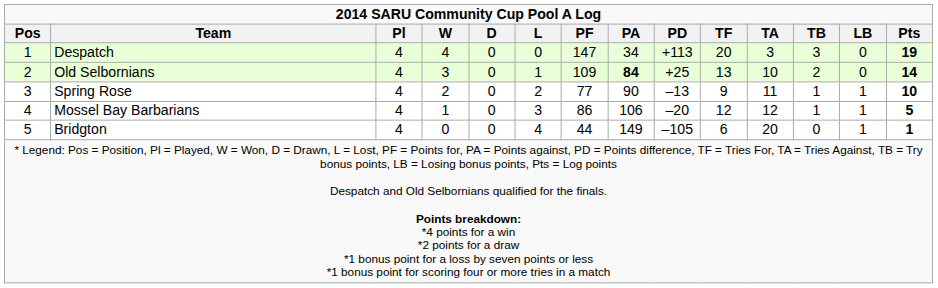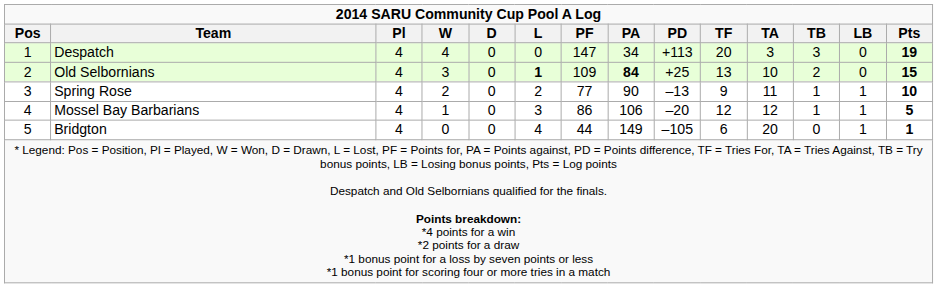(538, 72) normal -> (538, 72) bold
(909, 72) 14 -> (909, 72) 15
